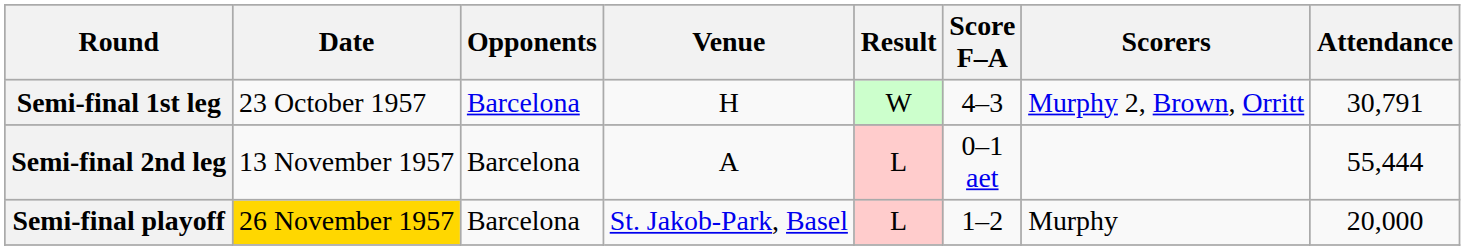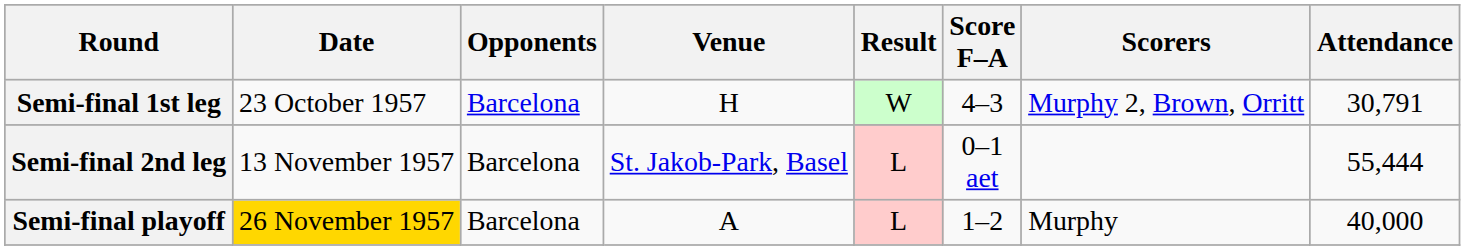(729, 161) A -> (729, 161) St. Jakob-Park, Basel
(729, 221) St. Jakob-Park, Basel -> (729, 221) A
(1385, 221) 20,000 -> (1385, 221) 40,000
